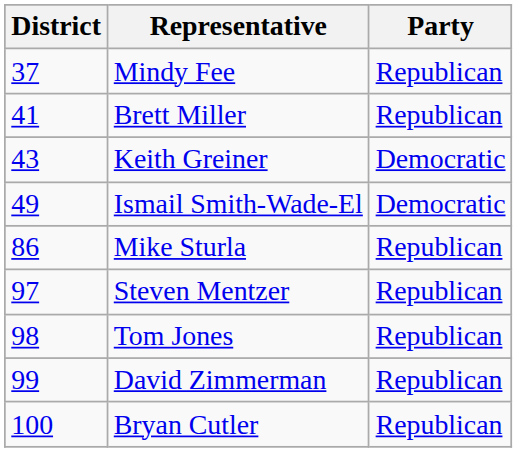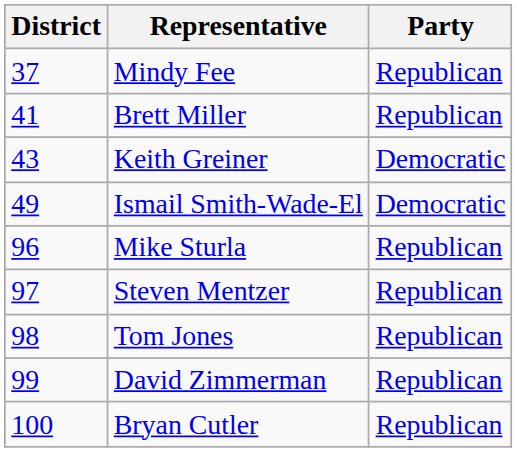(25, 247) 86 -> (25, 247) 96
